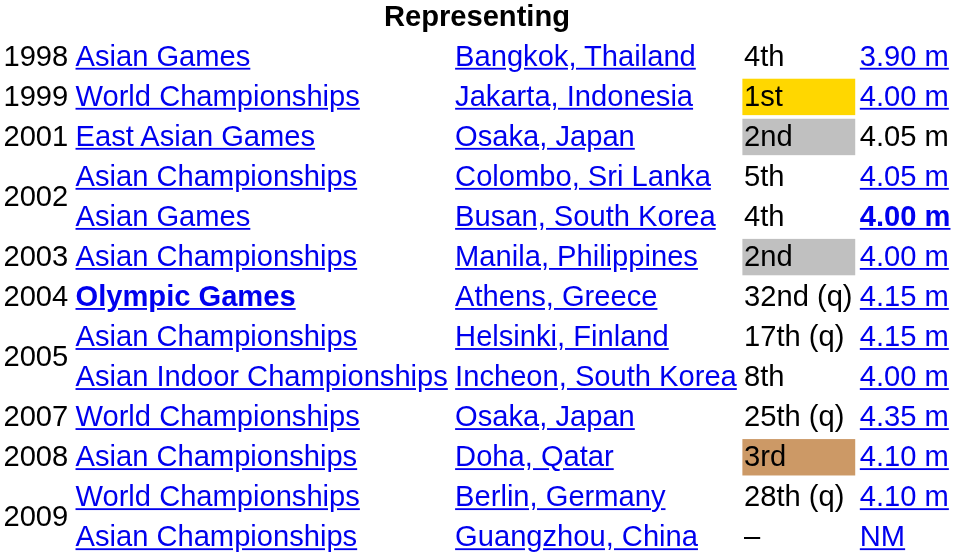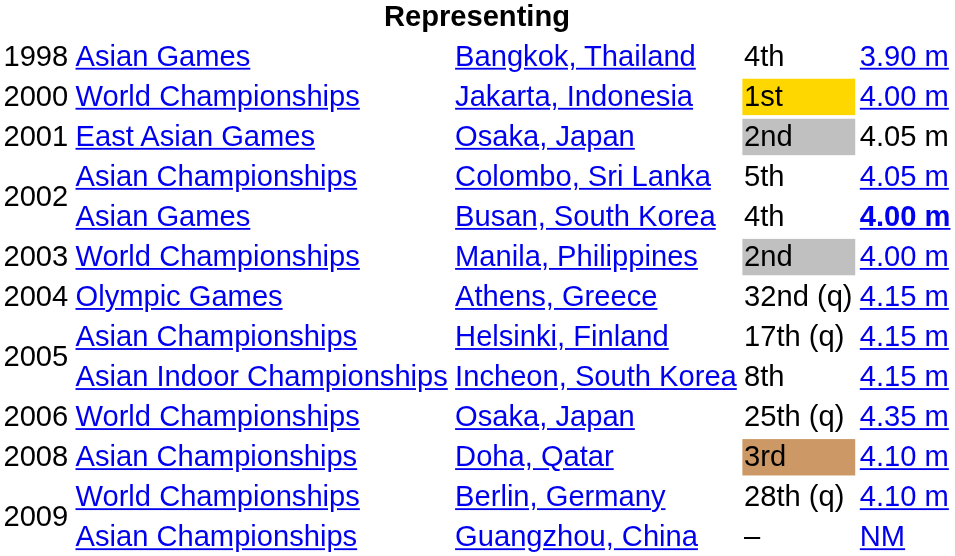(36, 96) 1999 -> (36, 96) 2000
(216, 256) Asian Championships -> (218, 256) World Championships
(186, 296) bold -> (179, 296) normal
(904, 376) 4.00 m -> (904, 376) 4.15 m
(36, 416) 2007 -> (36, 416) 2006
